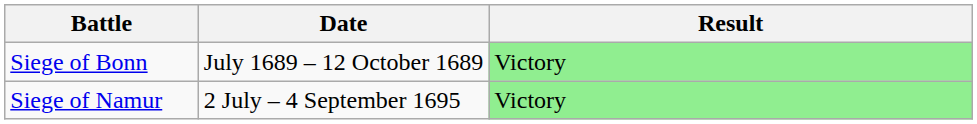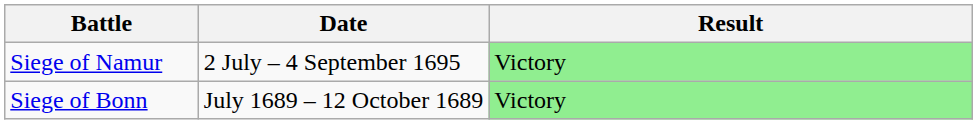rows swapped: (79, 61) <-> (86, 99)
